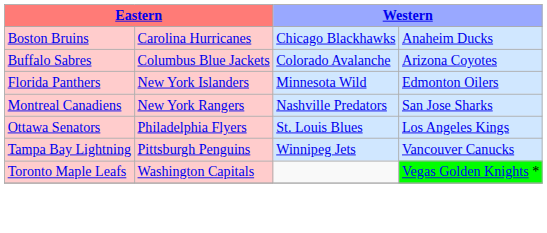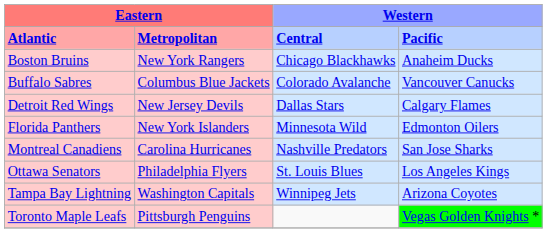+ row: (32, 37)
(194, 37) Carolina Hurricanes -> (191, 60) New York Rangers
(449, 60) Arizona Coyotes -> (458, 82) Vancouver Canucks
+ row: (60, 104)
(191, 104) New York Rangers -> (194, 149) Carolina Hurricanes
(194, 149) Pittsburgh Penguins -> (196, 194) Washington Capitals
(458, 149) Vancouver Canucks -> (449, 194) Arizona Coyotes
(196, 171) Washington Capitals -> (194, 216) Pittsburgh Penguins
